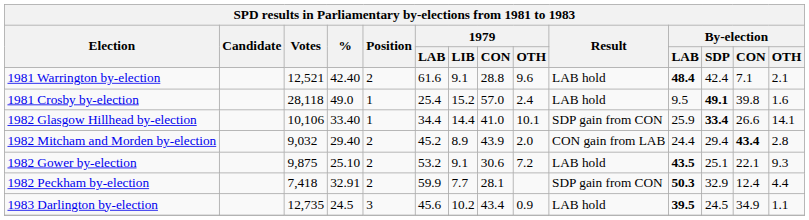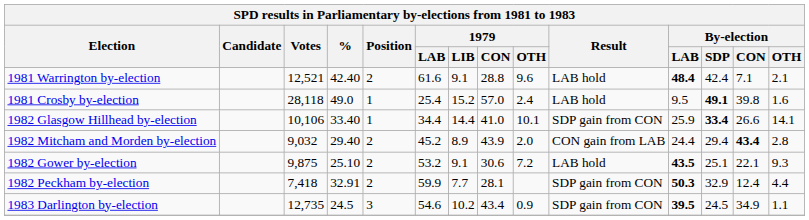(430, 204) 45.6 -> (430, 204) 54.6
(579, 204) LAB hold -> (607, 204) SDP gain from CON
